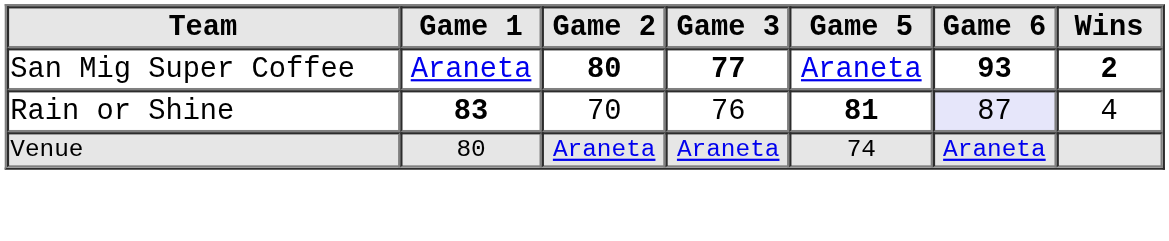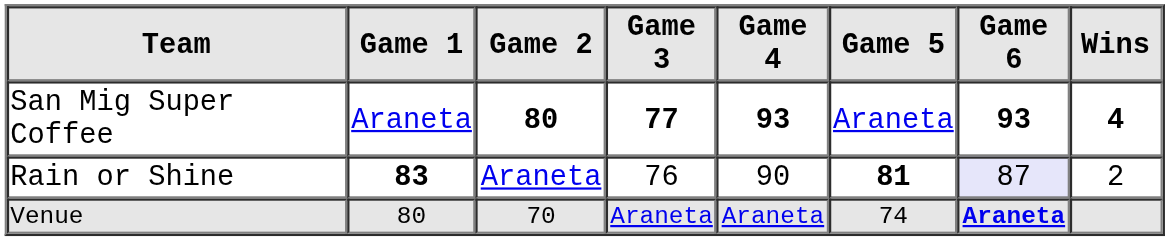+ column: (773, 44)
(1109, 69) 2 -> (1116, 119) 4
(604, 111) 70 -> (541, 177) Araneta
(1109, 111) 4 -> (1116, 177) 2
(604, 150) Araneta -> (541, 216) 70
(994, 150) normal -> (1014, 216) bold
